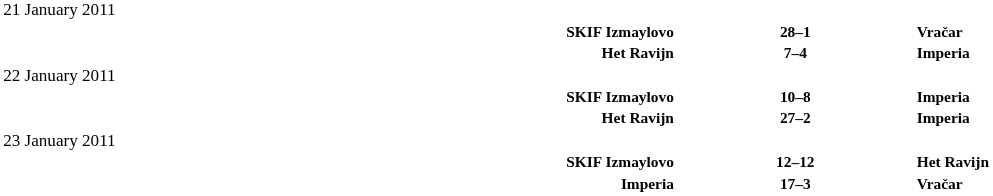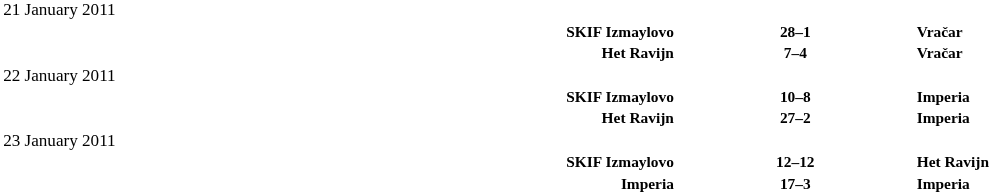(943, 53) Imperia -> (940, 53) Vračar
(940, 183) Vračar -> (943, 183) Imperia
